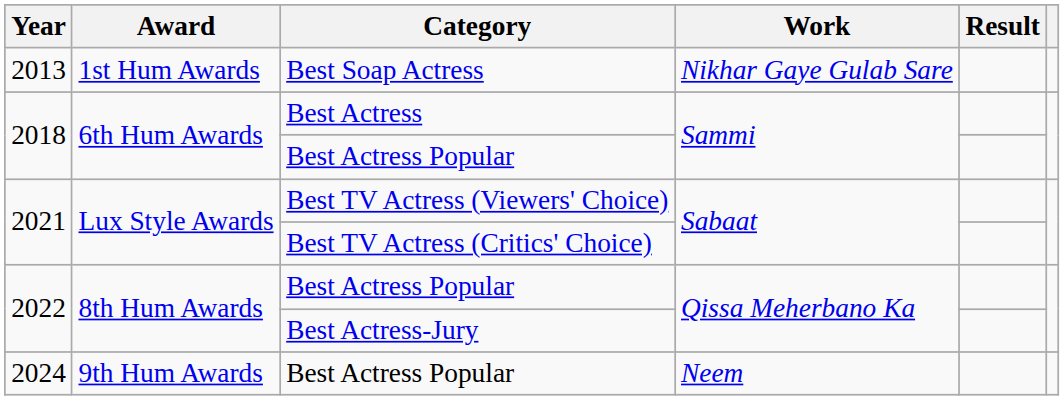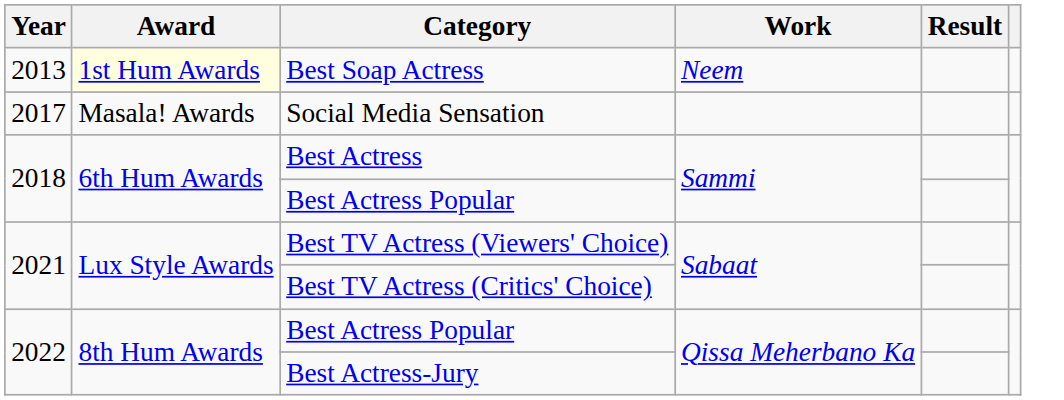(169, 69) no background -> (169, 69) lightyellow background
(817, 69) Nikhar Gaye Gulab Sare -> (712, 69) Neem
+ row: (39, 112)
- row: (39, 373)
